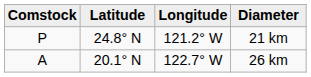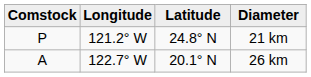columns swapped: (118, 15) <-> (193, 15)
